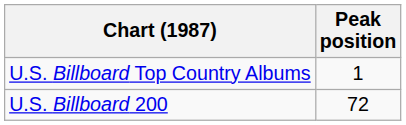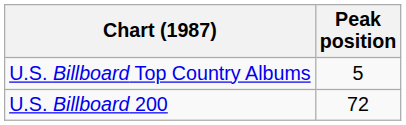(358, 73) 1 -> (358, 73) 5
